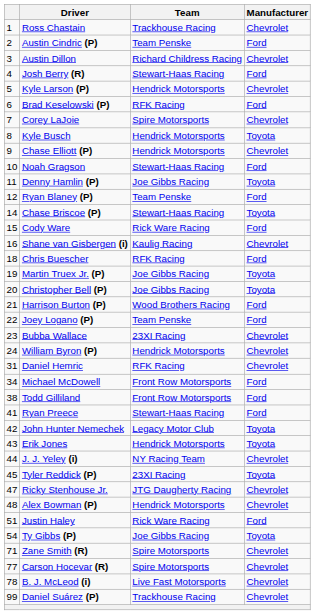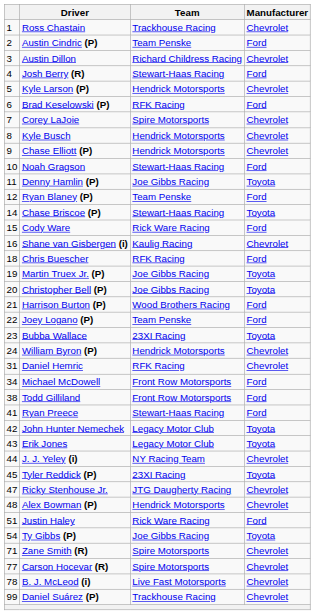(261, 135) Toyota -> (267, 135) Chevrolet
(267, 336) Chevrolet -> (261, 336) Toyota
(179, 443) Hendrick Motorsports -> (173, 443) Legacy Motor Club
